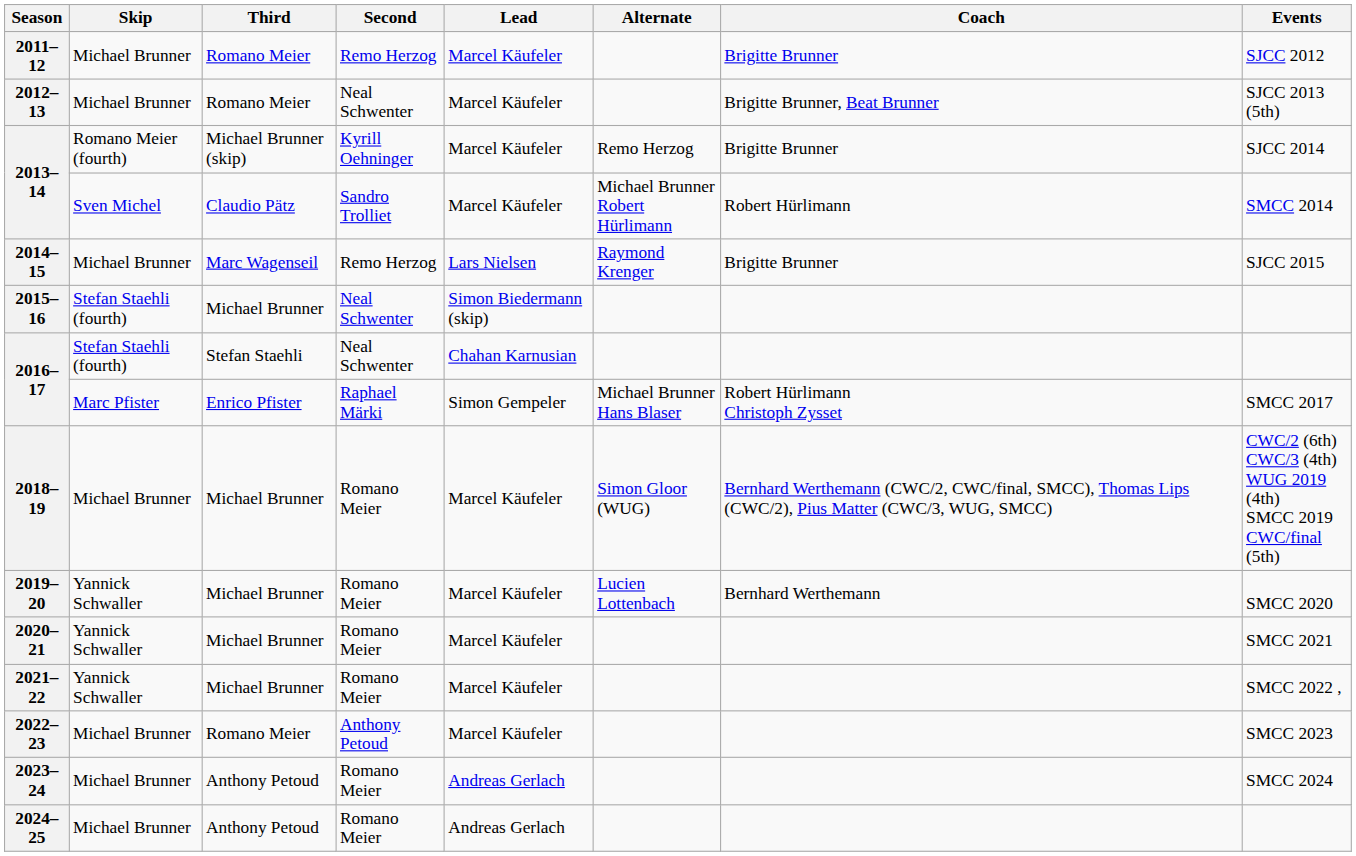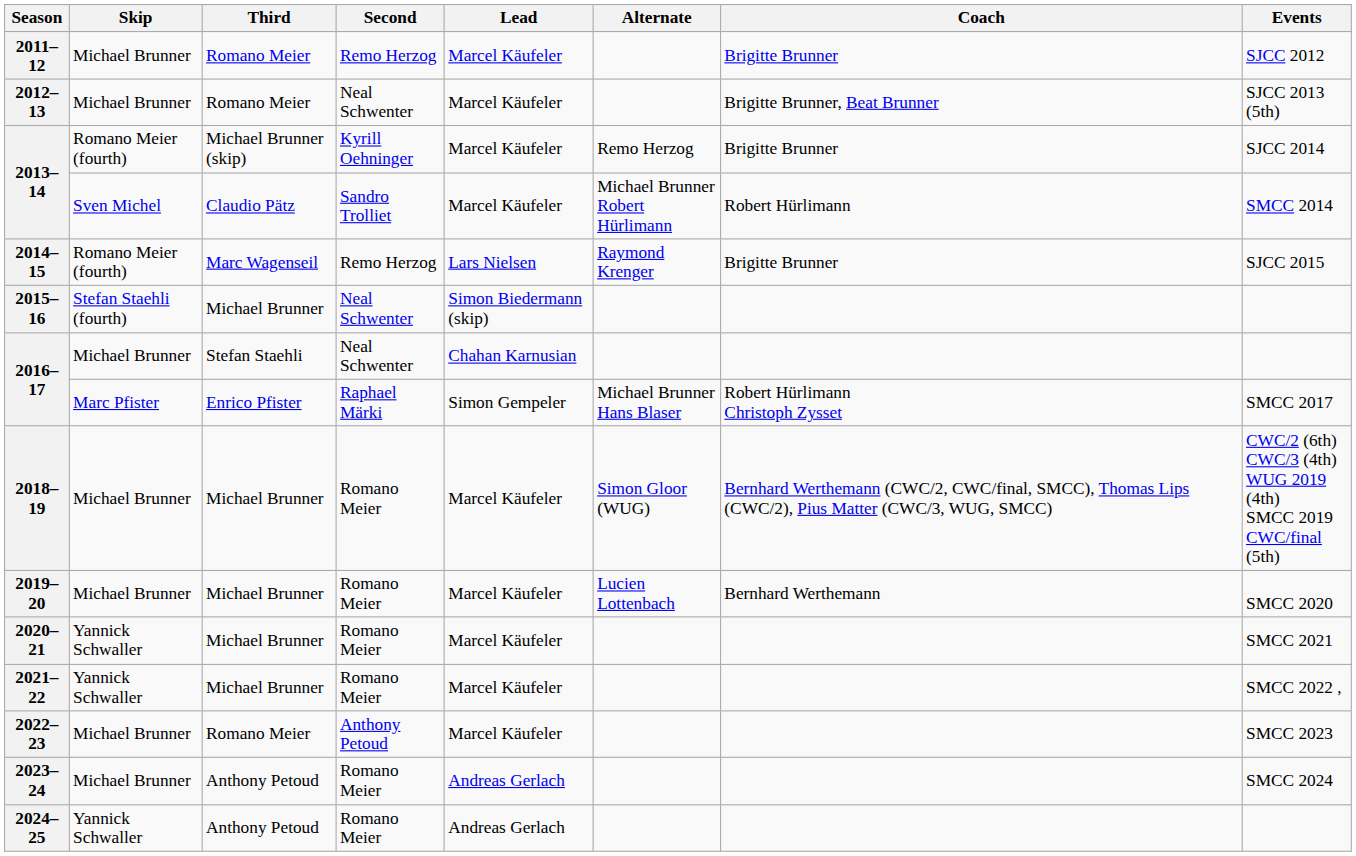(132, 262) Michael Brunner -> (125, 262) Romano Meier (fourth)
(121, 355) Stefan Staehli (fourth) -> (132, 355) Michael Brunner
(108, 593) Yannick Schwaller -> (132, 593) Michael Brunner
(132, 827) Michael Brunner -> (108, 827) Yannick Schwaller
